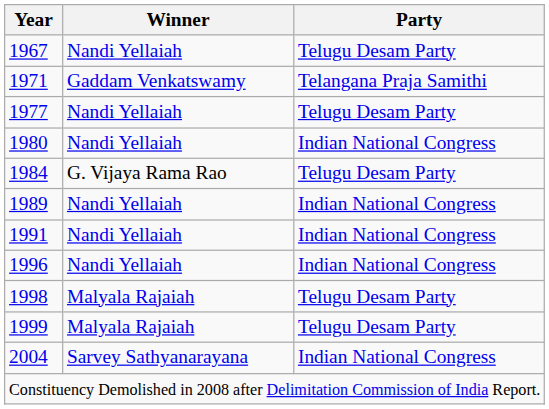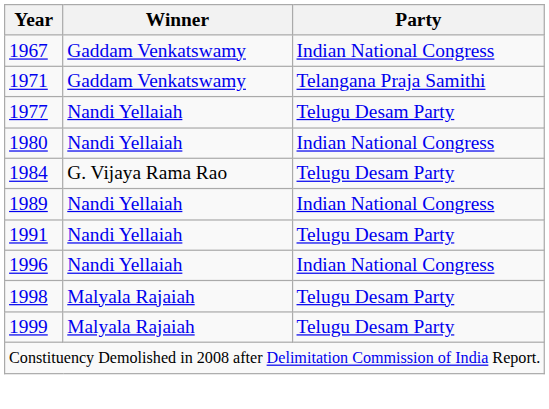(124, 50) Nandi Yellaiah -> (157, 50) Gaddam Venkatswamy
(377, 50) Telugu Desam Party -> (395, 50) Indian National Congress
(397, 234) Indian National Congress -> (375, 234) Telugu Desam Party
- row: (28, 357)
